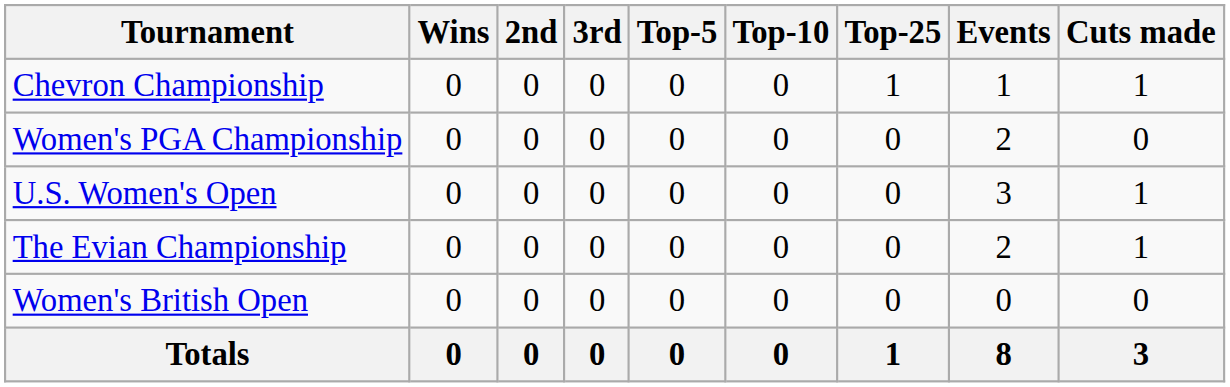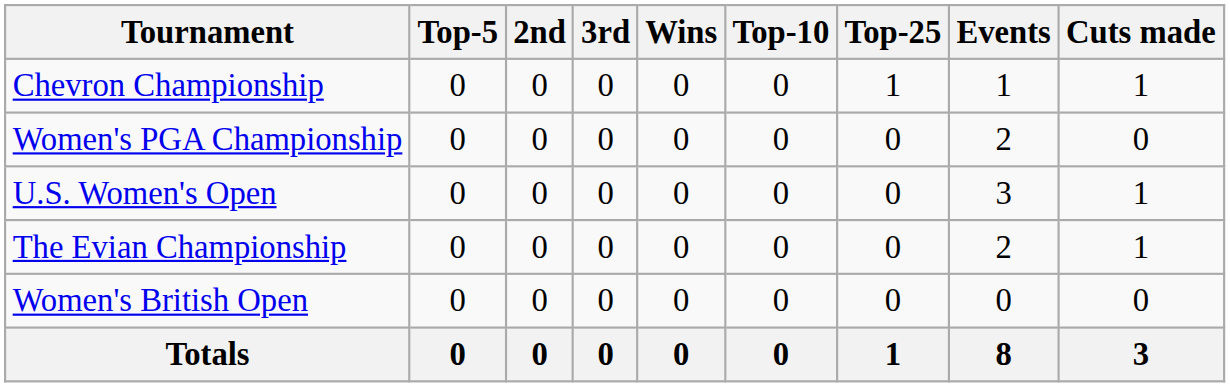columns swapped: (454, 31) <-> (677, 31)
